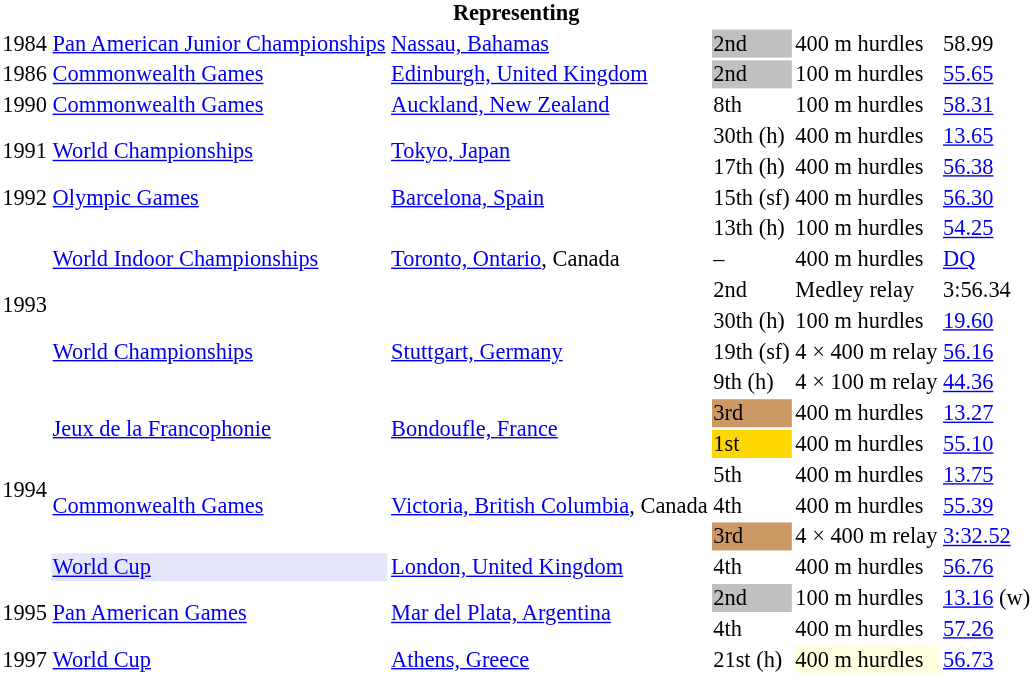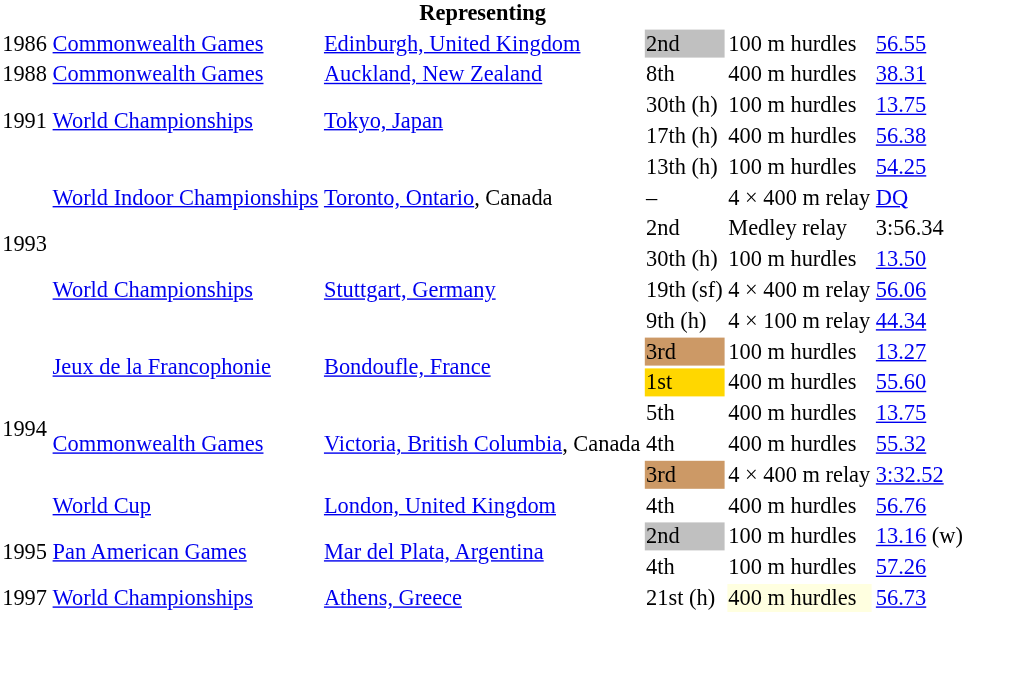- row: (470, 43)
(968, 74) 55.65 -> (901, 43) 56.55
(25, 104) 1990 -> (25, 74) 1988
(859, 104) 100 m hurdles -> (792, 74) 400 m hurdles
(968, 104) 58.31 -> (901, 74) 38.31
(859, 135) 400 m hurdles -> (792, 104) 100 m hurdles
(968, 135) 13.65 -> (901, 104) 13.75
- row: (468, 197)
(859, 258) 400 m hurdles -> (799, 197) 4 × 400 m relay
(968, 320) 19.60 -> (901, 258) 13.50
(968, 351) 56.16 -> (901, 289) 56.06
(968, 382) 44.36 -> (901, 320) 44.34
(859, 412) 400 m hurdles -> (792, 351) 100 m hurdles
(968, 443) 55.10 -> (901, 382) 55.60
(968, 505) 55.39 -> (901, 443) 55.32
(102, 566) lavender background -> (102, 505) no background
(859, 628) 400 m hurdles -> (792, 566) 100 m hurdles
(102, 659) World Cup -> (153, 597) World Championships
